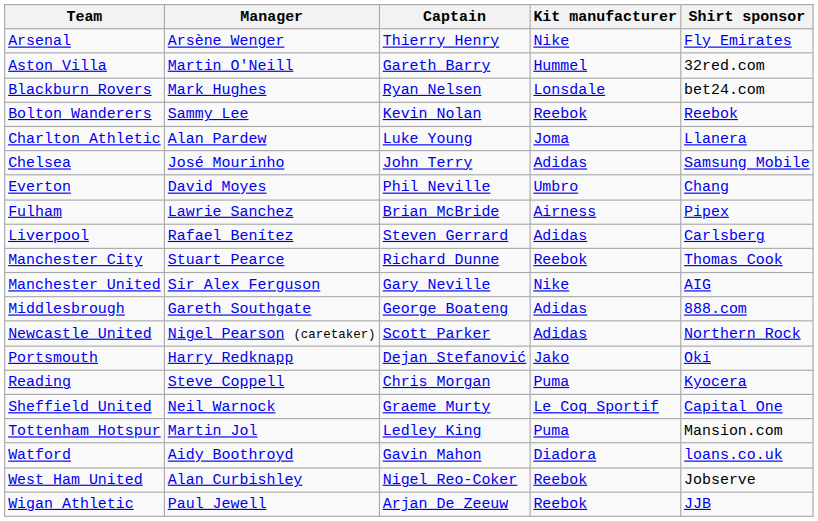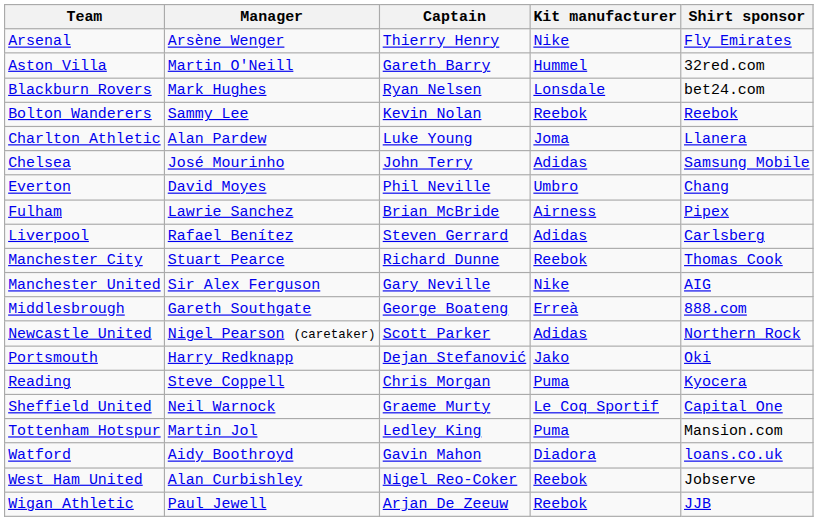(560, 309) Adidas -> (556, 309) Erreà
